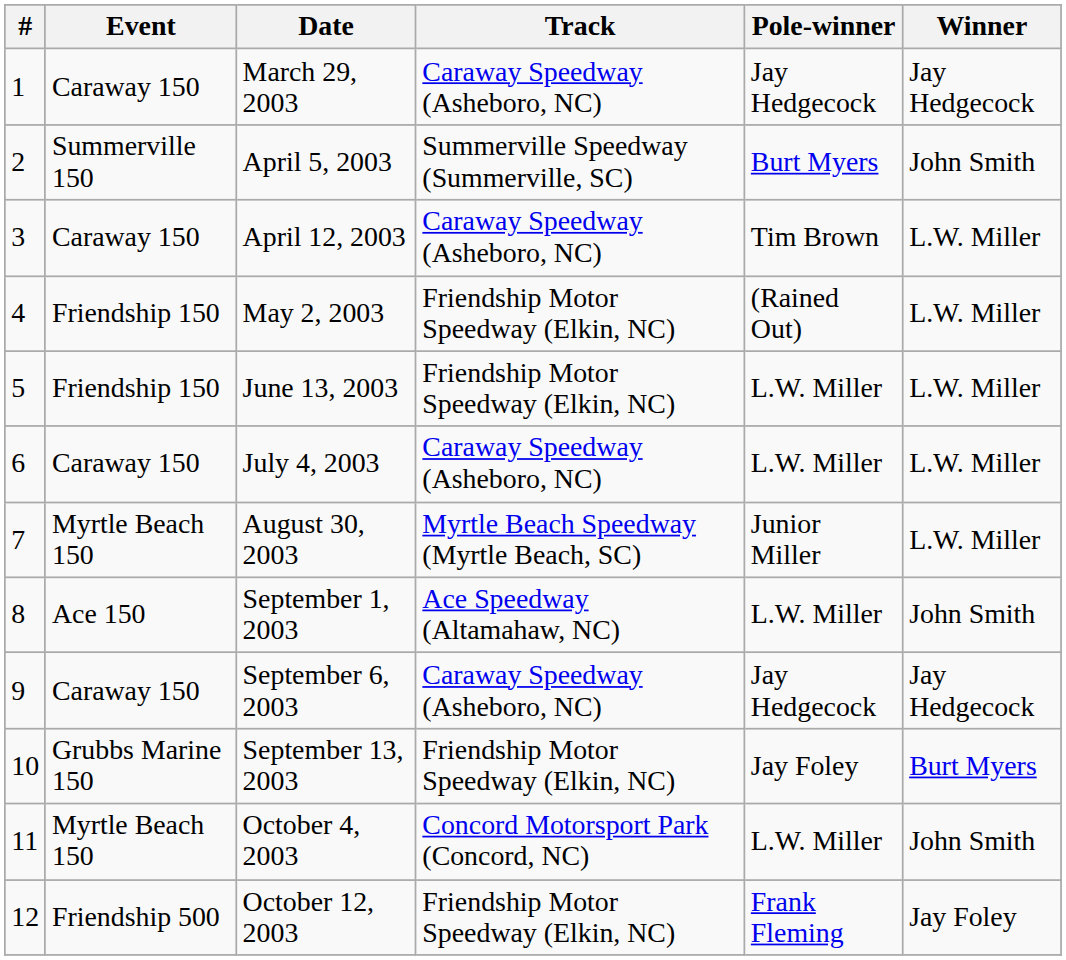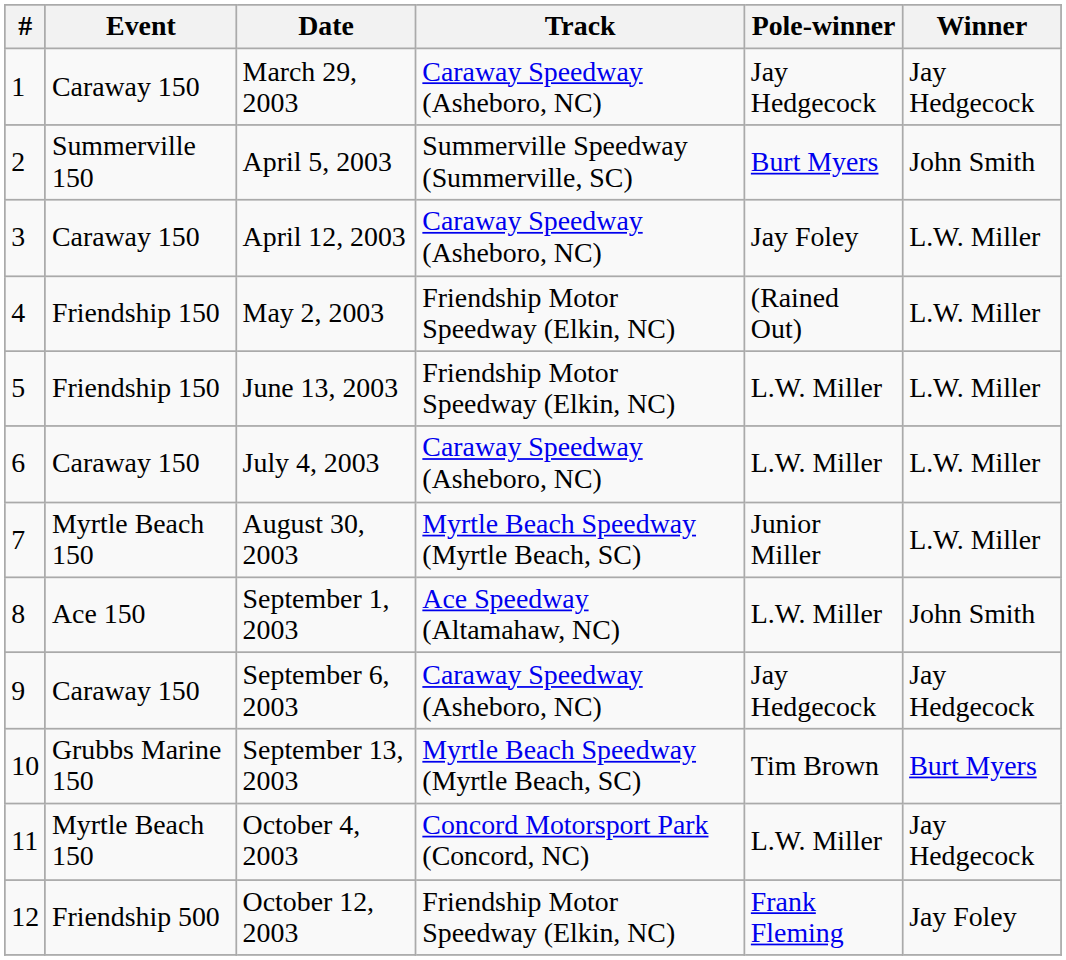(815, 237) Tim Brown -> (805, 237) Jay Foley
(549, 765) Friendship Motor Speedway (Elkin, NC) -> (559, 765) Myrtle Beach Speedway (Myrtle Beach, SC)
(805, 765) Jay Foley -> (815, 765) Tim Brown
(972, 841) John Smith -> (972, 841) Jay Hedgecock
